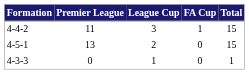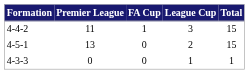columns swapped: (200, 12) <-> (154, 12)
